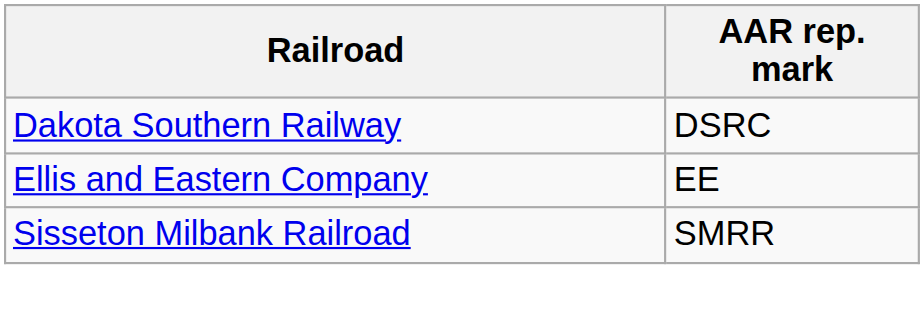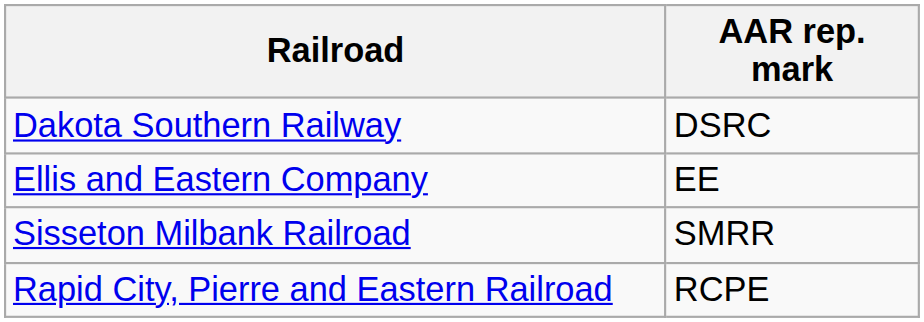+ row: (313, 288)
